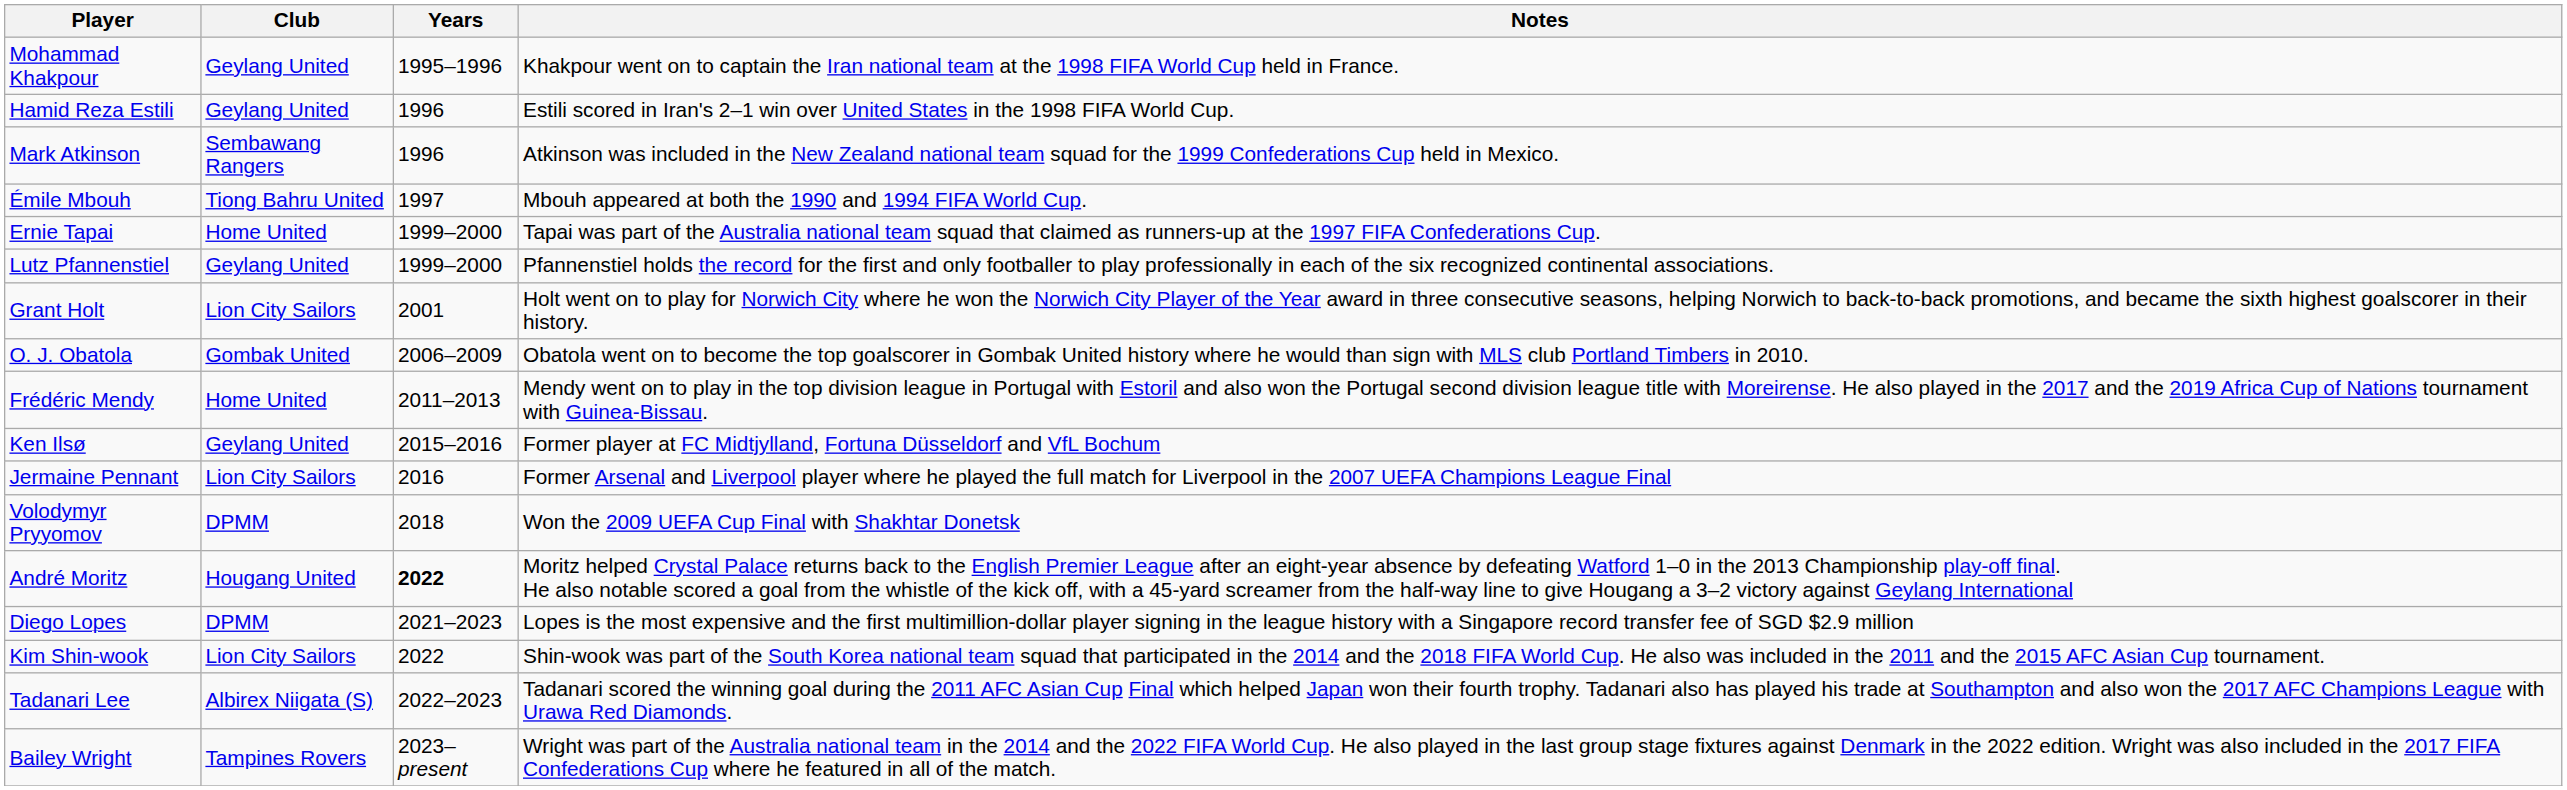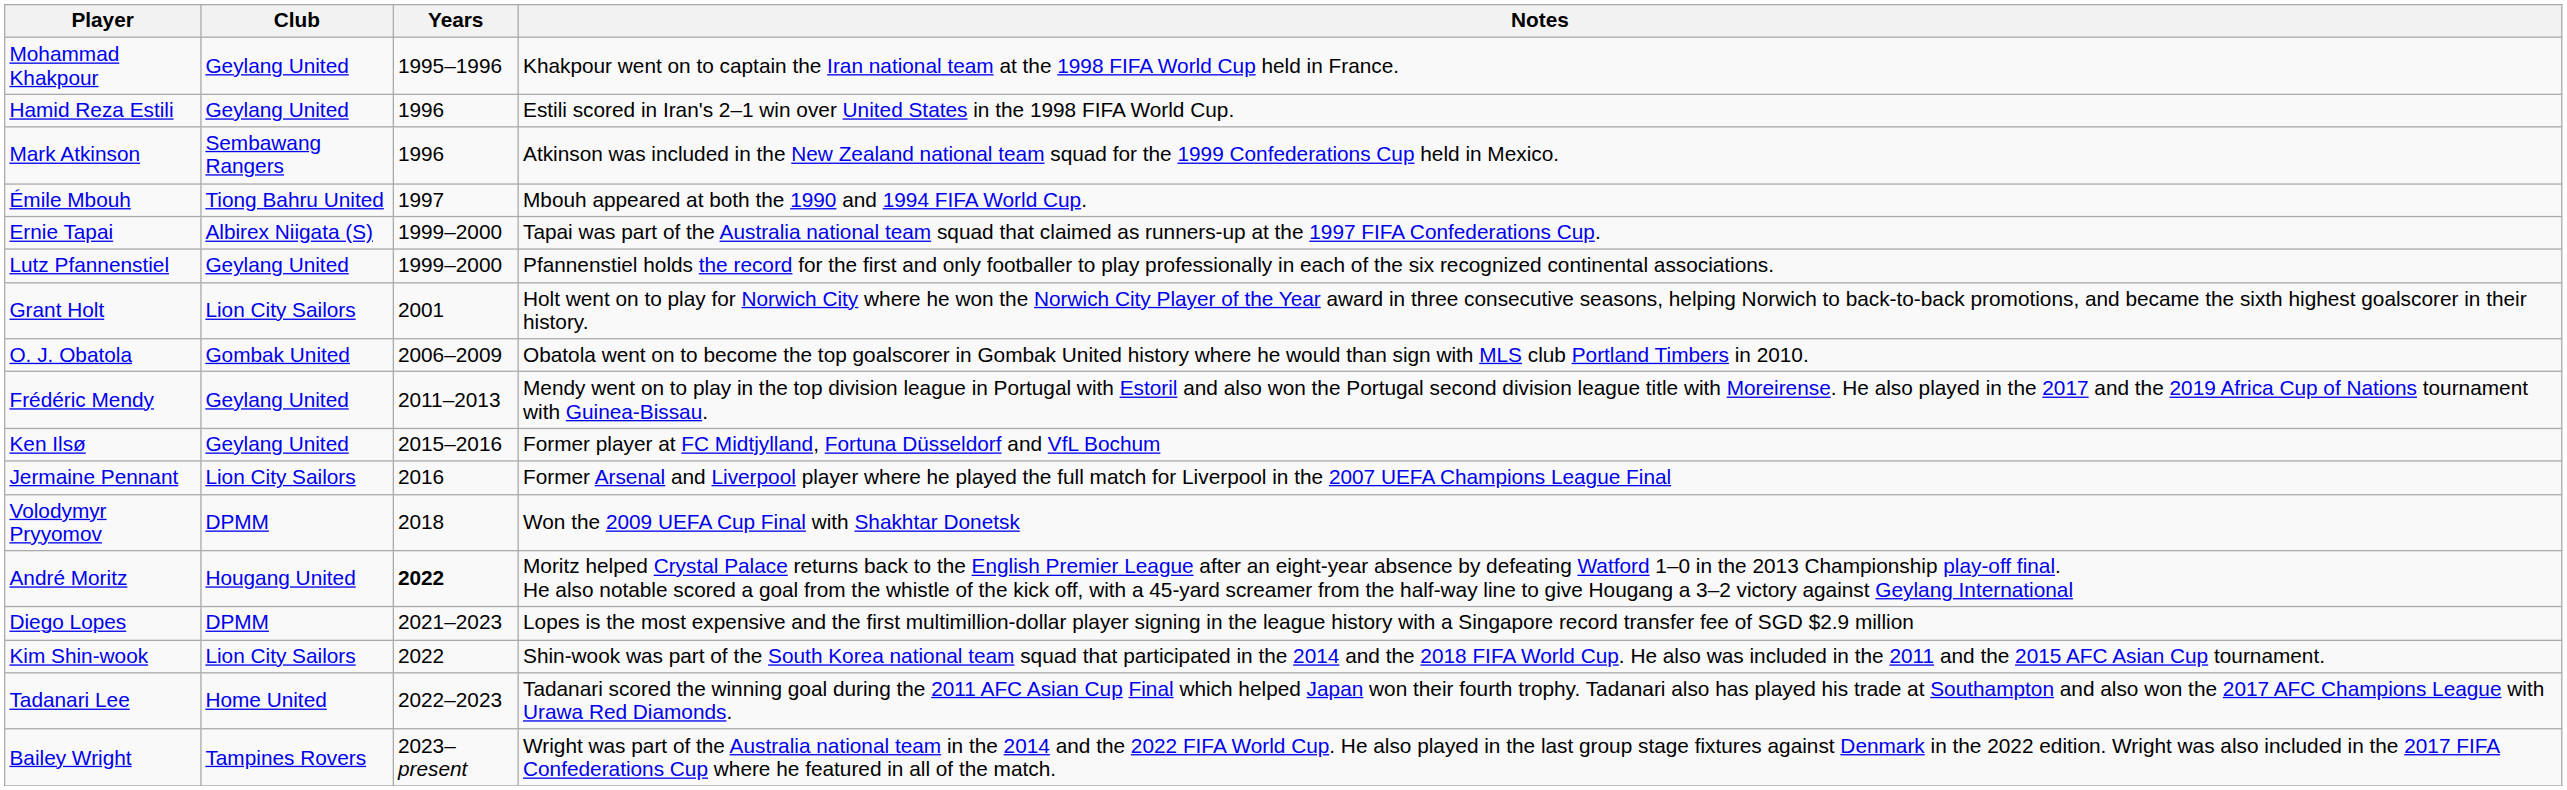(266, 232) Home United -> (289, 232) Albirex Niigata (S)
(266, 399) Home United -> (277, 399) Geylang United
(289, 700) Albirex Niigata (S) -> (266, 700) Home United
